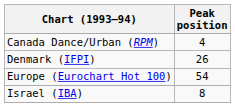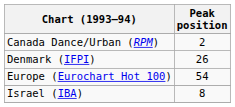(202, 42) 4 -> (202, 42) 2
